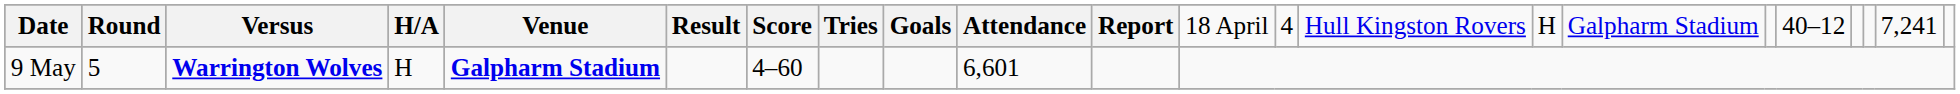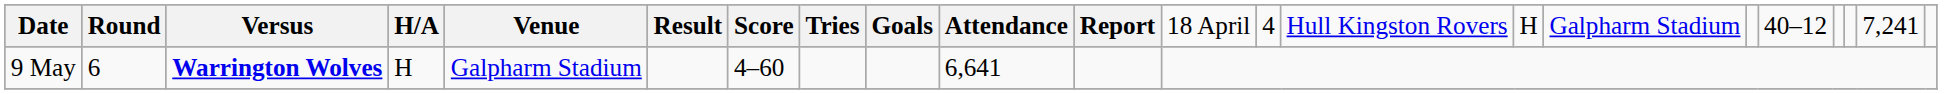(94, 67) 5 -> (94, 67) 6
(555, 67) bold -> (546, 67) normal
(991, 67) 6,601 -> (973, 67) 6,641
